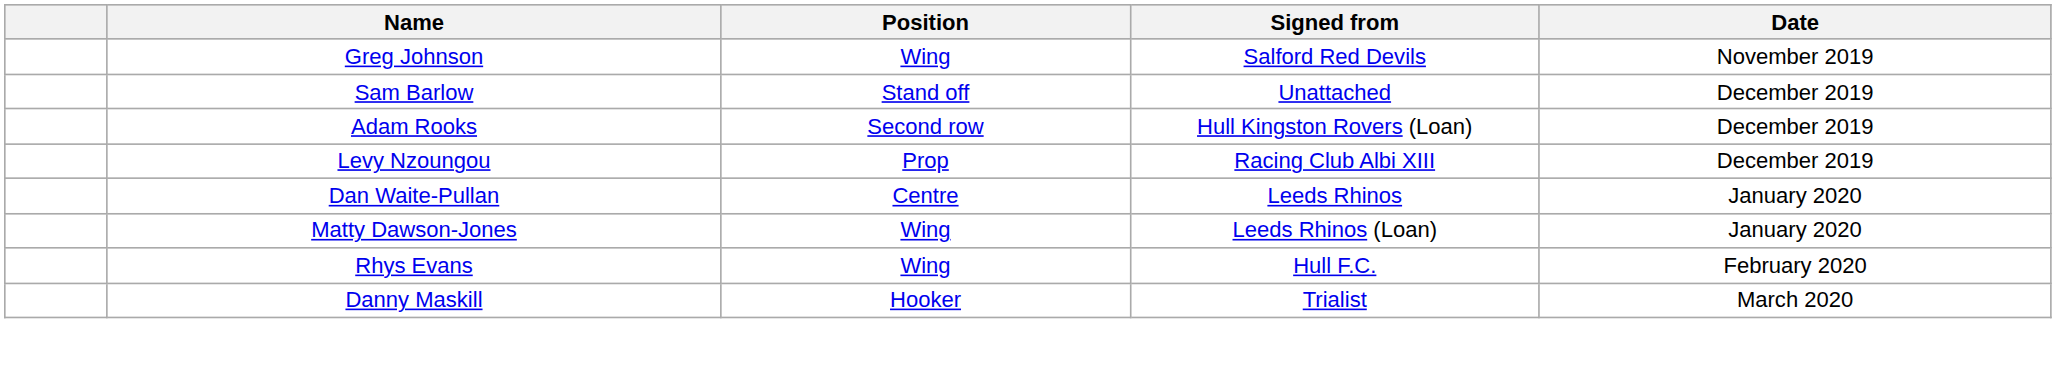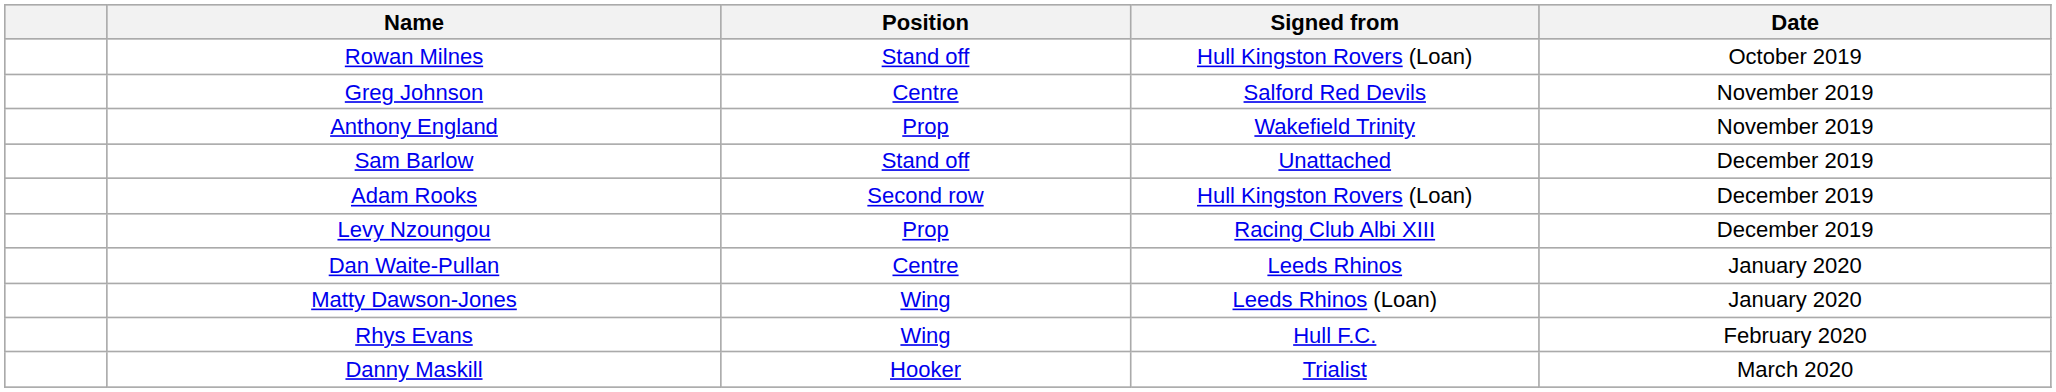+ row: (414, 56)
(926, 56) Wing -> (926, 91) Centre
+ row: (414, 126)
